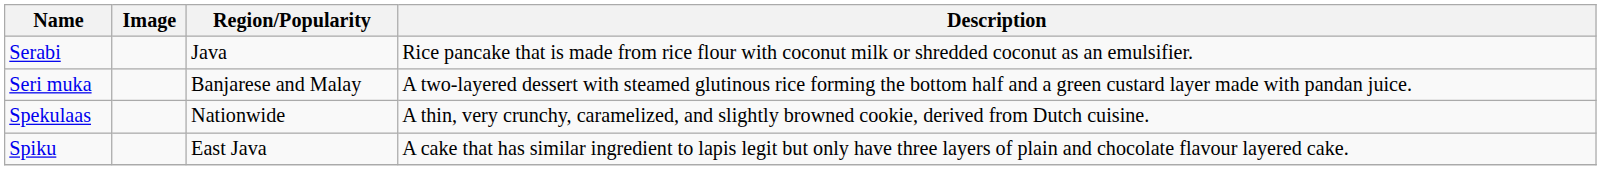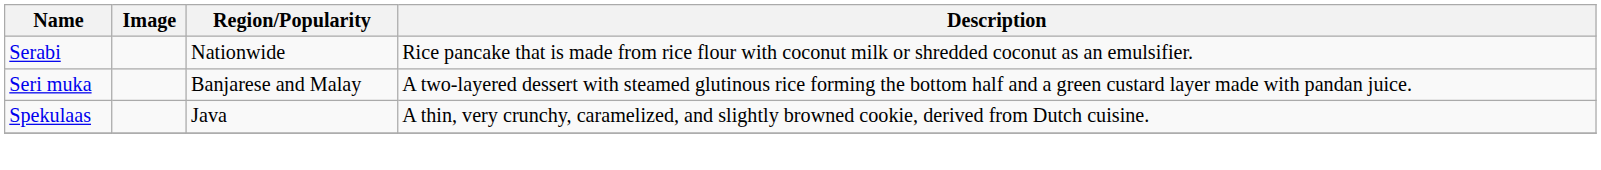(209, 52) Java -> (238, 52) Nationwide
(238, 116) Nationwide -> (209, 116) Java
- row: (33, 148)
